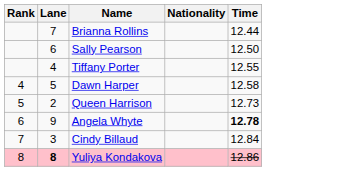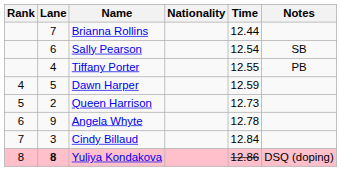+ column: (299, 13)
(245, 49) 12.50 -> (245, 49) 12.54
(245, 85) 12.58 -> (245, 85) 12.59
(245, 121) bold -> (245, 121) normal
